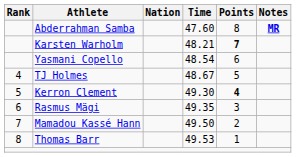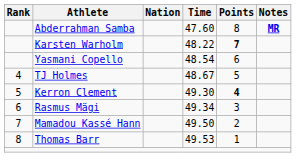(200, 44) 48.21 -> (200, 44) 48.22
(200, 108) 49.35 -> (200, 108) 49.34
